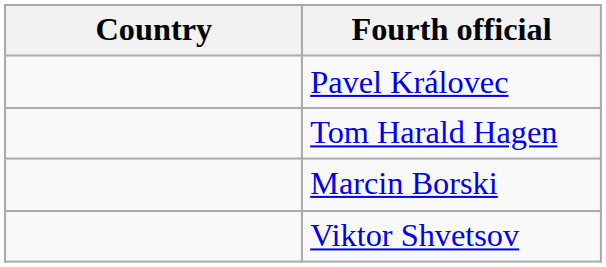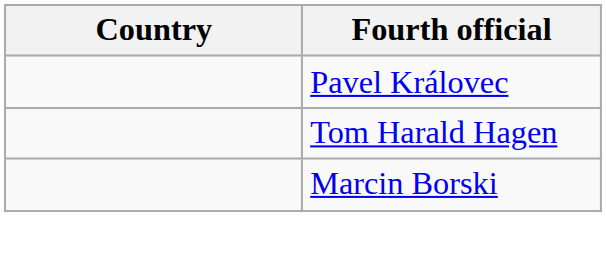- row: (415, 235)
